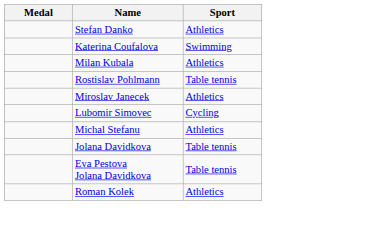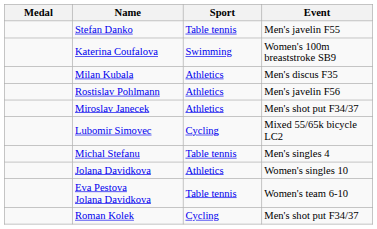+ column: (317, 12)
(205, 29) Athletics -> (211, 29) Table tennis
(211, 79) Table tennis -> (205, 91) Athletics
(205, 130) Athletics -> (211, 153) Table tennis
(211, 146) Table tennis -> (205, 170) Athletics
(205, 192) Athletics -> (202, 215) Cycling
